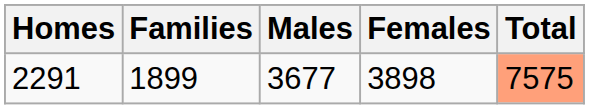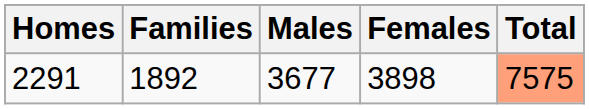(164, 77) 1899 -> (164, 77) 1892
